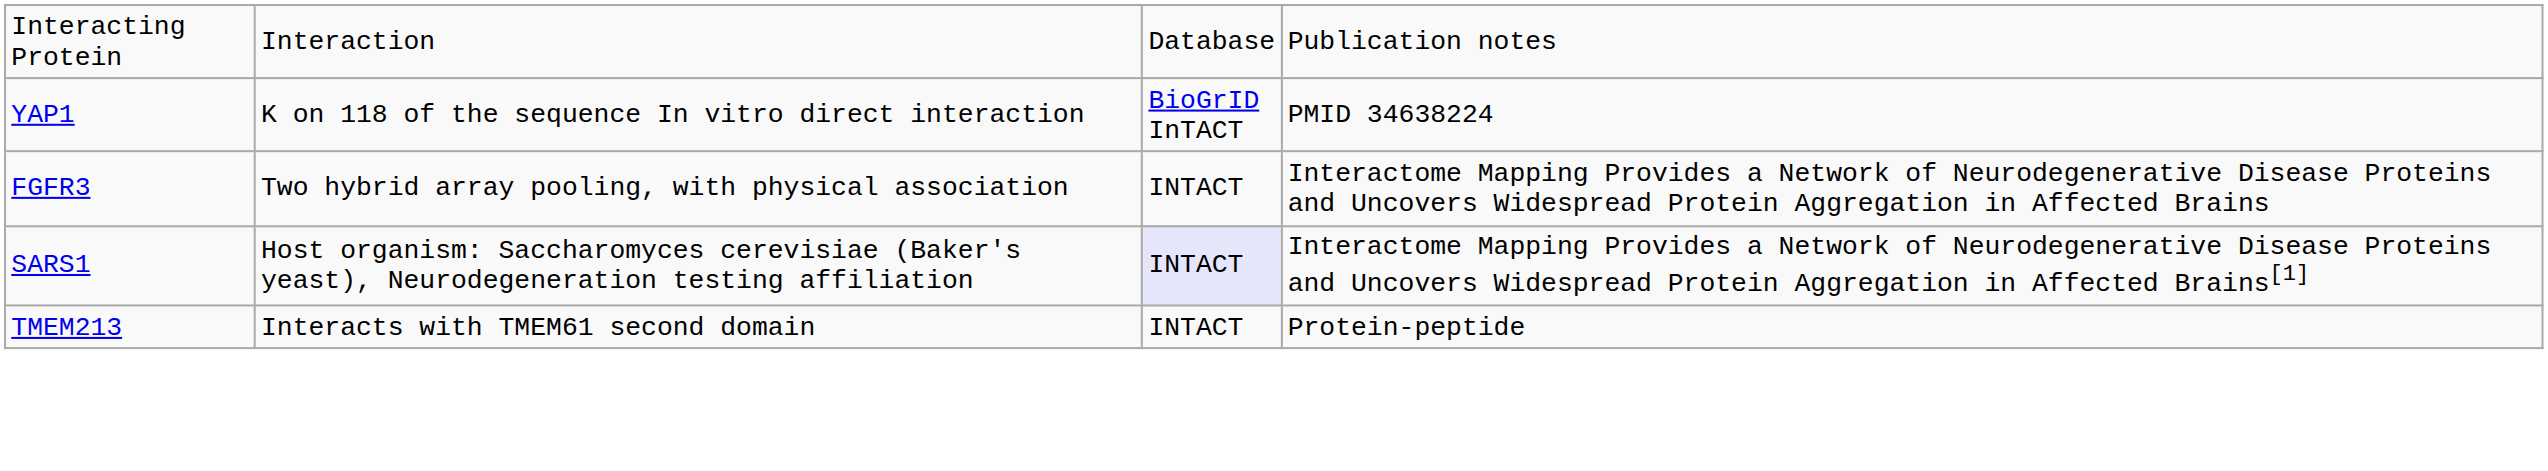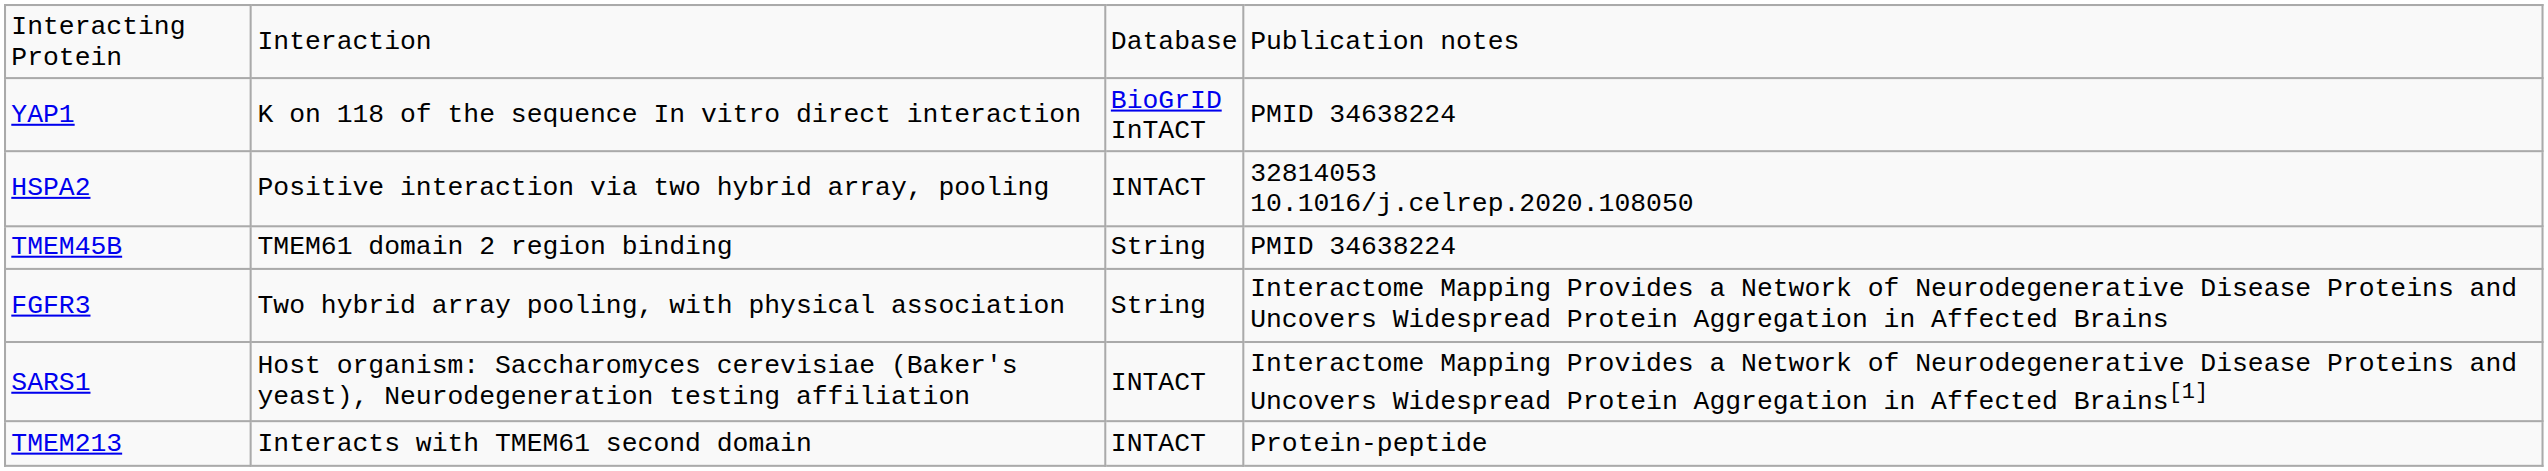+ row: (51, 189)
+ row: (67, 247)
(1196, 189) INTACT -> (1158, 305) String
(1196, 265) lavender background -> (1158, 382) no background
